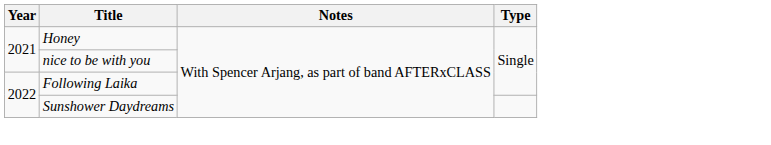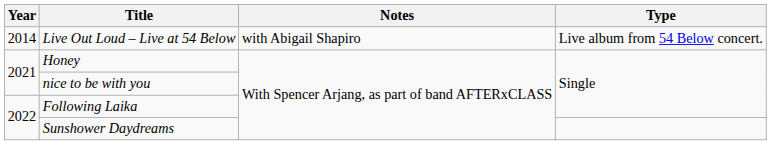+ row: (139, 38)
